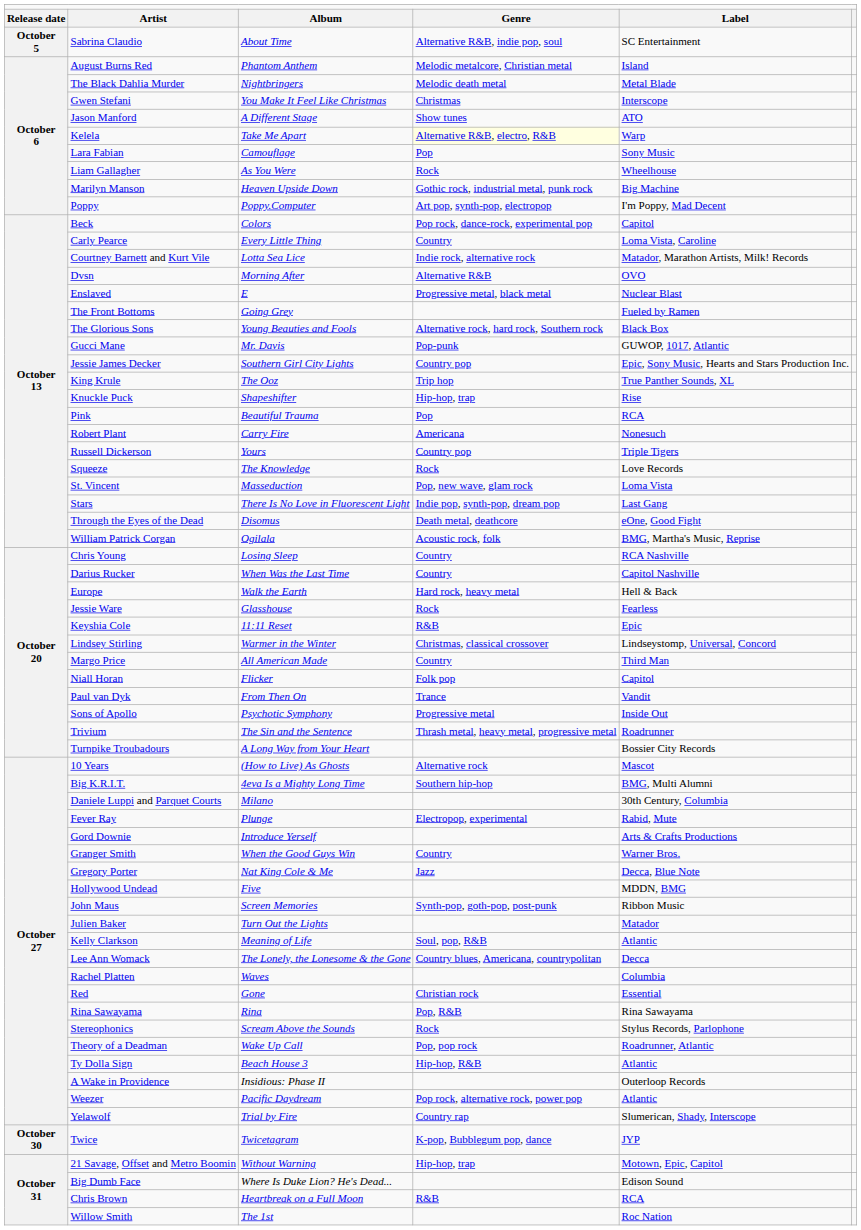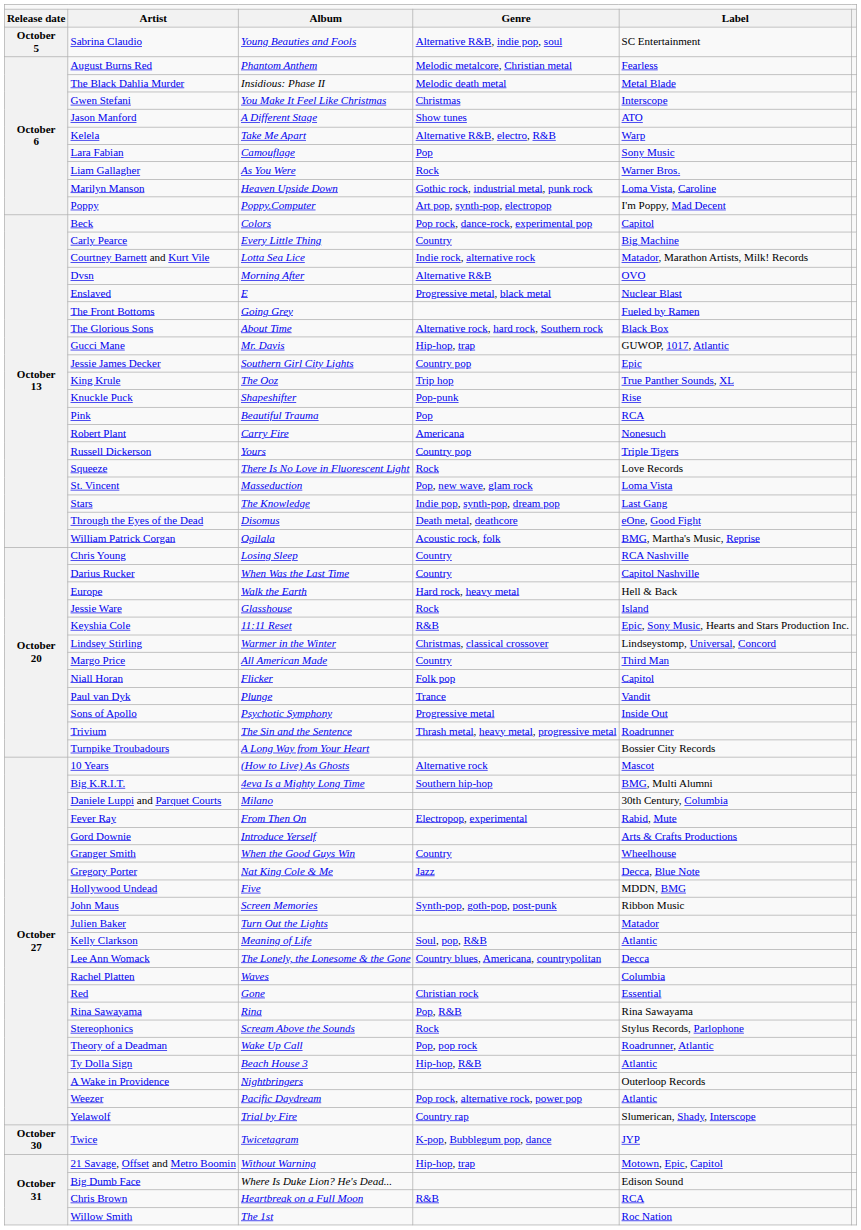(266, 42) About Time -> (299, 42) Young Beauties and Fools
(635, 65) Island -> (640, 65) Fearless
(272, 83) Nightbringers -> (283, 83) Insidious: Phase II
(486, 135) lightyellow background -> (486, 135) no background
(649, 170) Wheelhouse -> (651, 170) Warner Bros.
(650, 188) Big Machine -> (669, 188) Loma Vista, Caroline
(669, 240) Loma Vista, Caroline -> (650, 240) Big Machine
(299, 328) Young Beauties and Fools -> (266, 328) About Time
(437, 345) Pop-punk -> (445, 345) Hip-hop, trap
(735, 363) Epic, Sony Music, Hearts and Stars Production Inc. -> (632, 363) Epic
(445, 398) Hip-hop, trap -> (437, 398) Pop-punk
(276, 468) The Knowledge -> (325, 468) There Is No Love in Fluorescent Light
(325, 503) There Is No Love in Fluorescent Light -> (276, 503) The Knowledge
(640, 608) Fearless -> (635, 608) Island
(632, 626) Epic -> (735, 626) Epic, Sony Music, Hearts and Stars Production Inc.
(274, 696) From Then On -> (257, 696) Plunge
(257, 818) Plunge -> (274, 818) From Then On
(651, 853) Warner Bros. -> (649, 853) Wheelhouse
(283, 1081) Insidious: Phase II -> (272, 1081) Nightbringers
